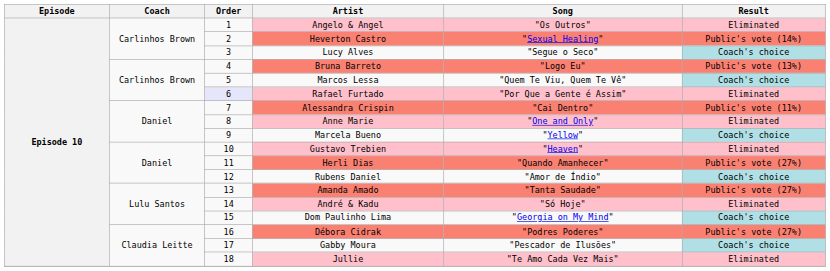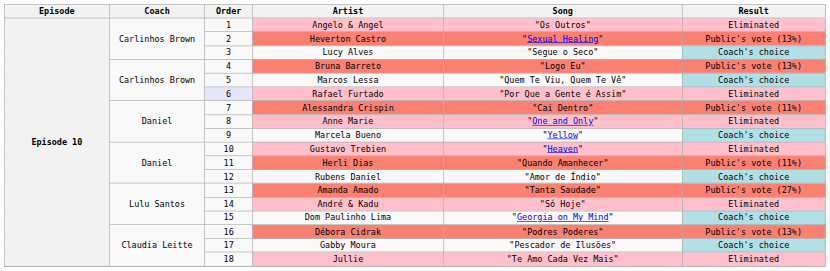(754, 39) Public's vote (14%) -> (754, 39) Public's vote (13%)
(754, 163) Public's vote (27%) -> (754, 163) Public's vote (11%)
(754, 232) Public's vote (27%) -> (754, 232) Public's vote (13%)
